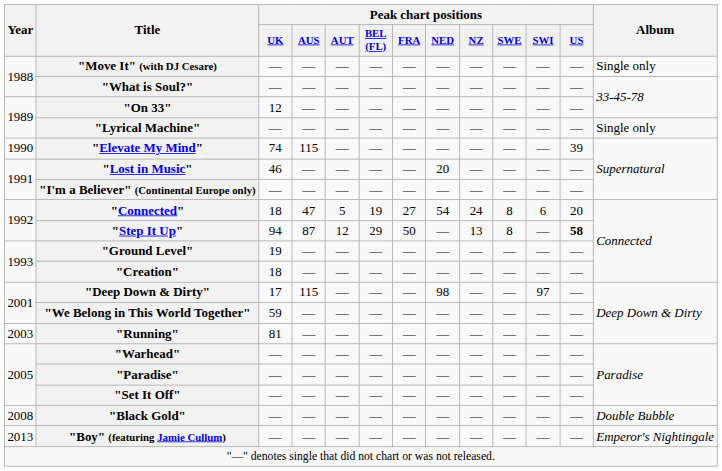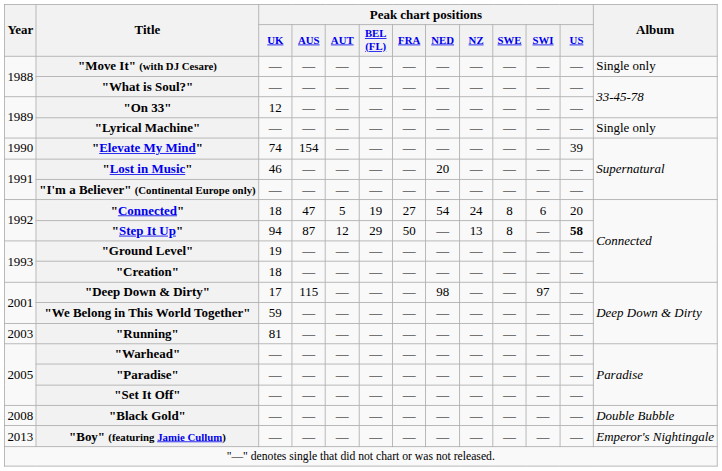(309, 148) 115 -> (309, 148) 154
